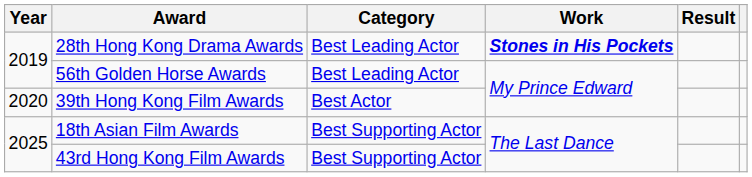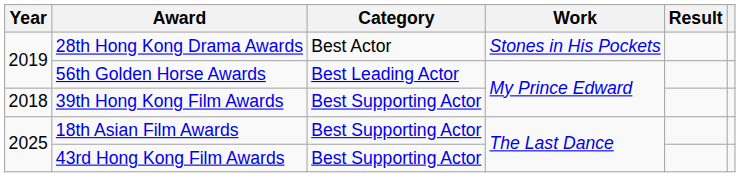(385, 46) Best Leading Actor -> (351, 46) Best Actor
(581, 46) bold -> (575, 46) normal
(28, 102) 2020 -> (28, 102) 2018
(351, 102) Best Actor -> (396, 102) Best Supporting Actor
